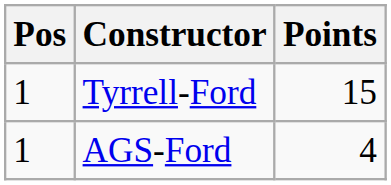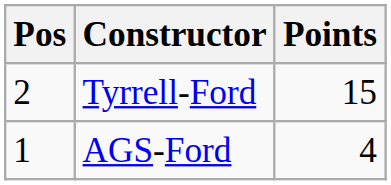(22, 91) 1 -> (22, 91) 2
